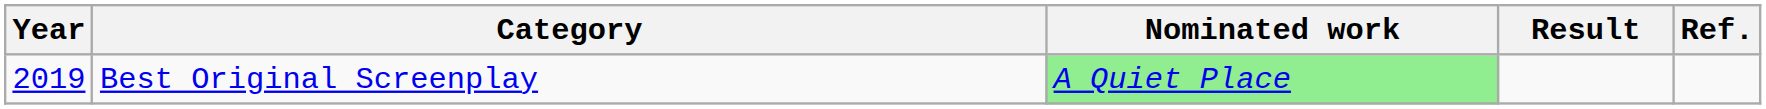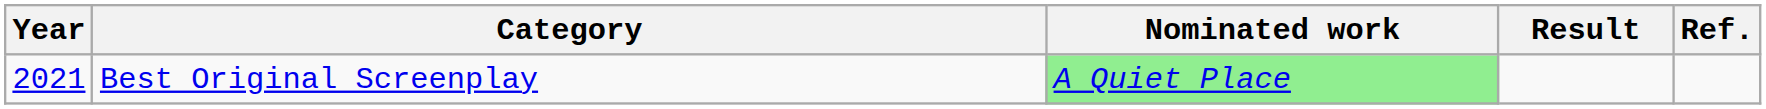(49, 80) 2019 -> (49, 80) 2021
